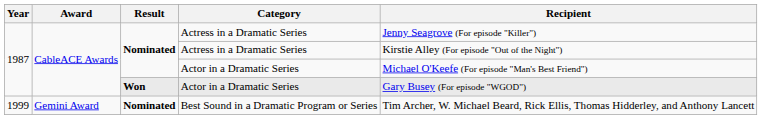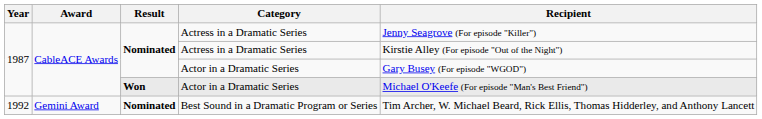(485, 68) Michael O'Keefe (For episode "Man's Best Friend") -> (454, 68) Gary Busey (For episode "WGOD")
(454, 87) Gary Busey (For episode "WGOD") -> (485, 87) Michael O'Keefe (For episode "Man's Best Friend")
(18, 105) 1999 -> (18, 105) 1992
